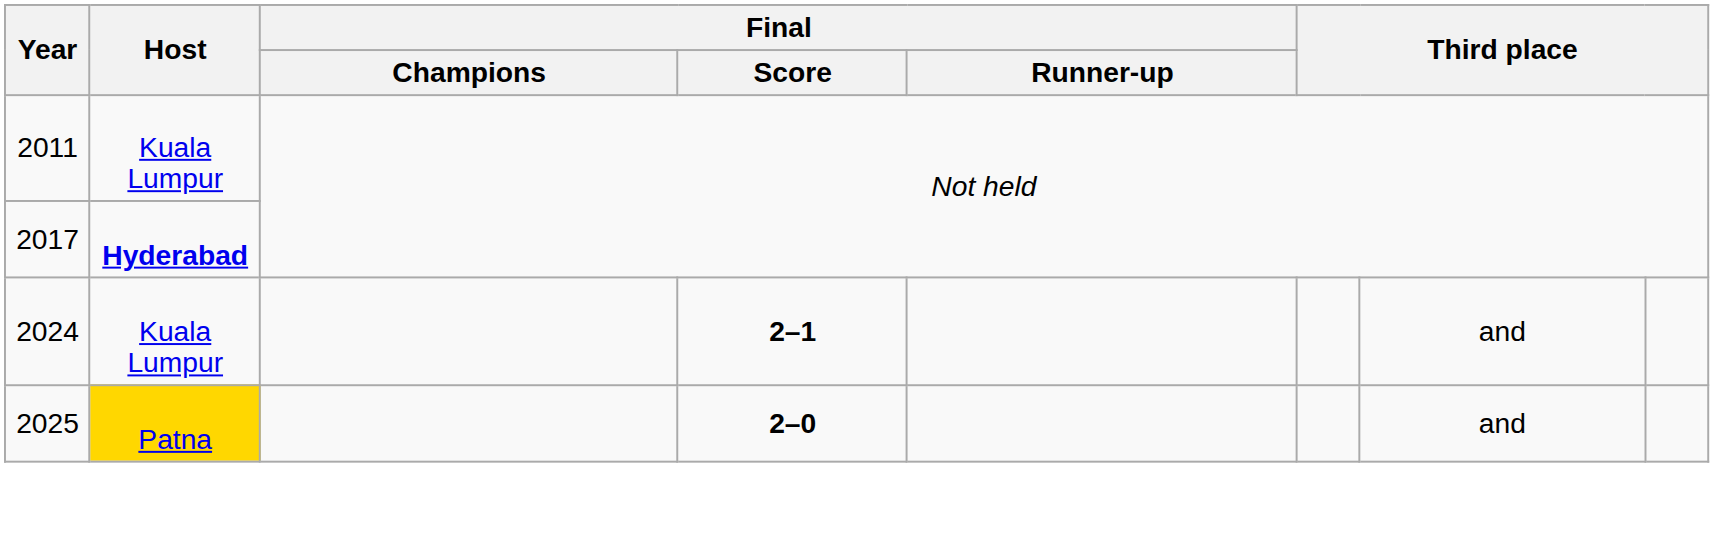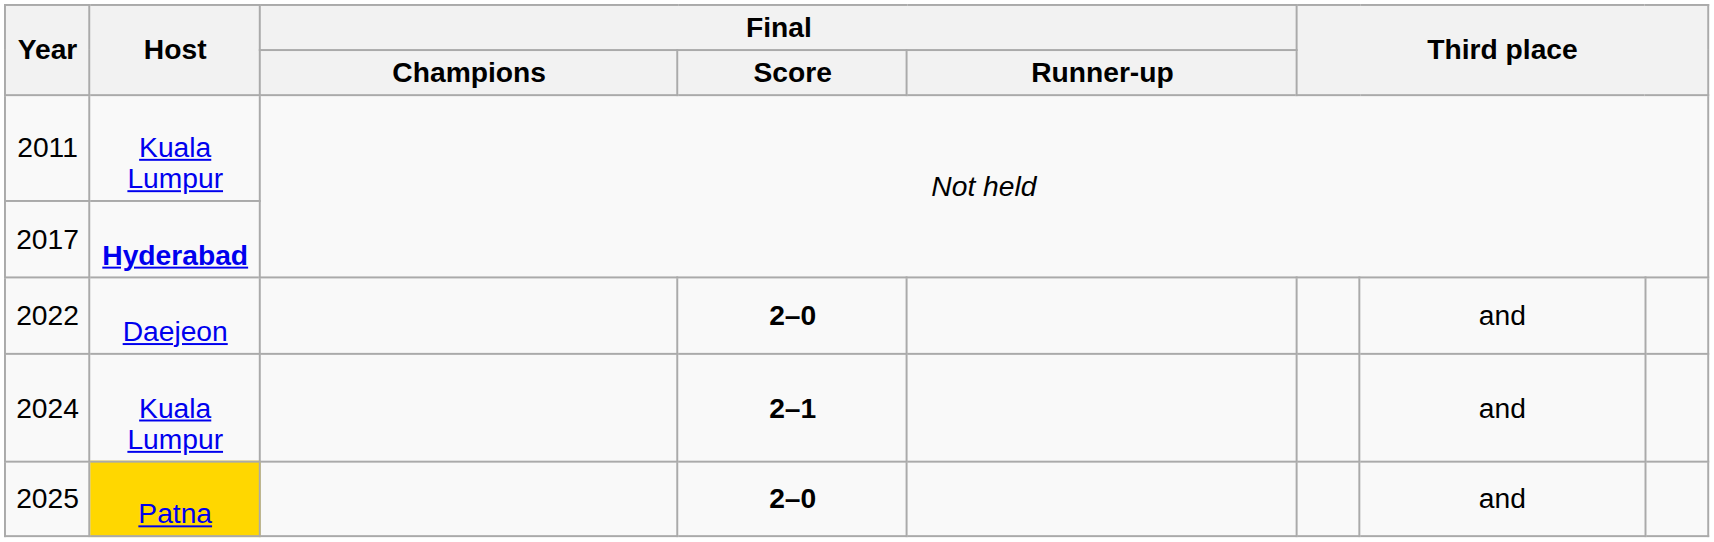+ row: (48, 316)
